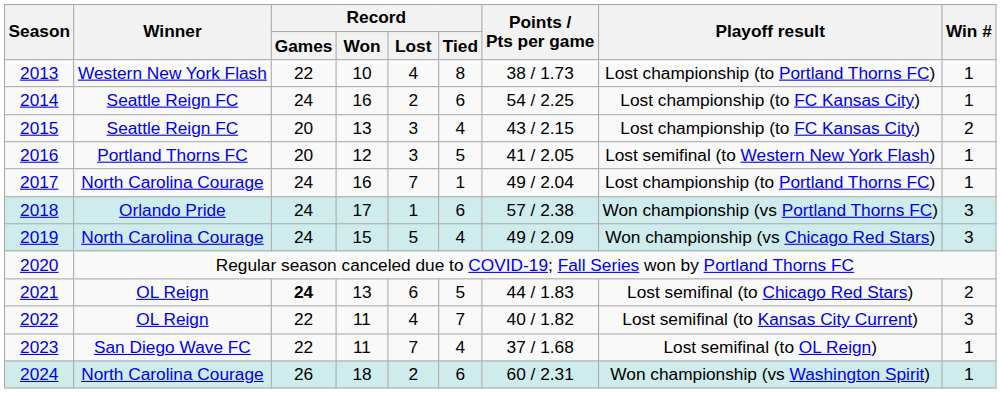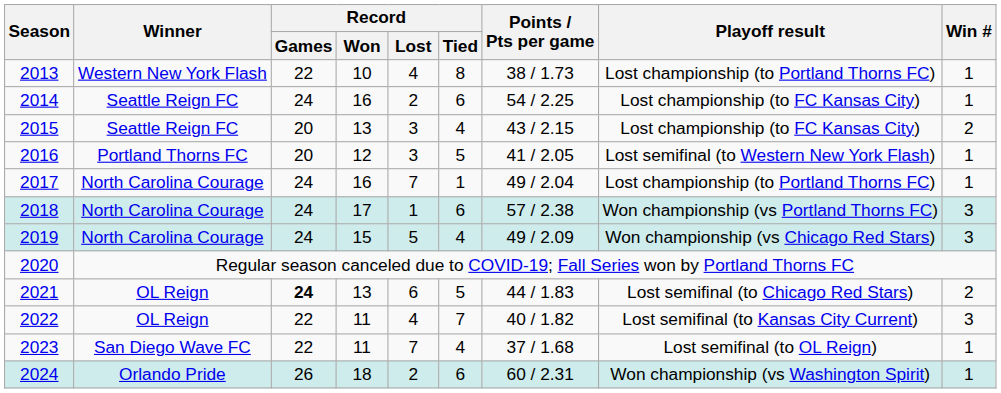(172, 210) Orlando Pride -> (172, 210) North Carolina Courage
(172, 374) North Carolina Courage -> (172, 374) Orlando Pride
